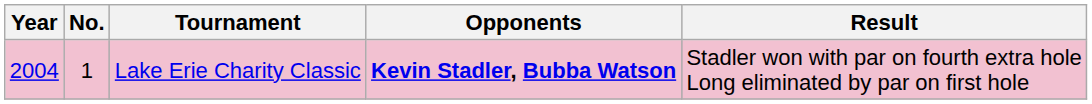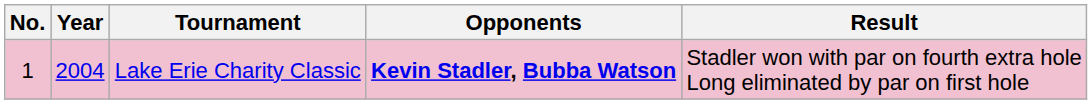columns swapped: (87, 22) <-> (34, 22)
